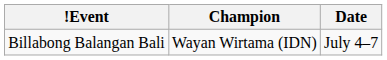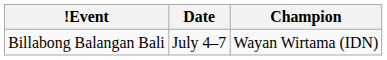columns swapped: (351, 17) <-> (244, 17)
